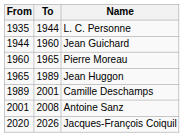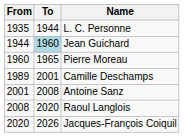(48, 44) no background -> (48, 44) lightblue background
- row: (94, 76)
+ row: (97, 108)
